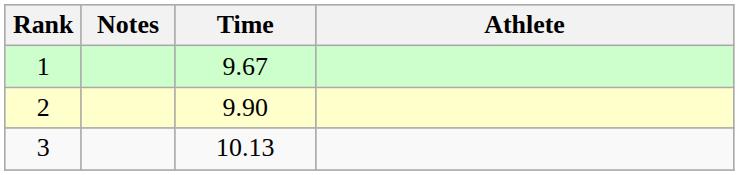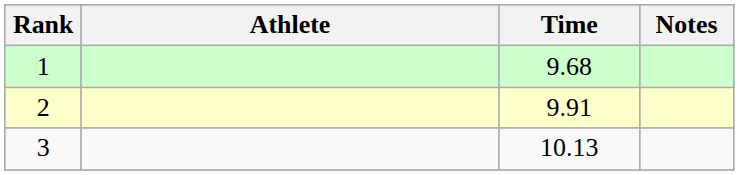columns swapped: (525, 25) <-> (128, 25)
(245, 66) 9.67 -> (569, 66) 9.68
(245, 107) 9.90 -> (569, 107) 9.91
